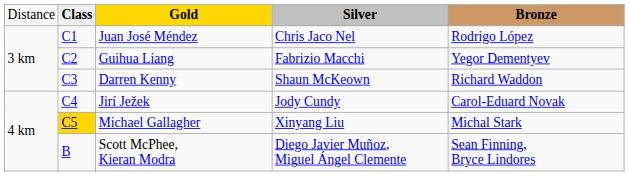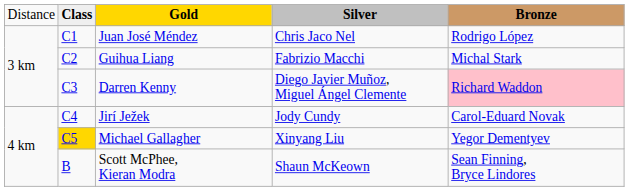(501, 58) Yegor Dementyev -> (487, 58) Michal Stark
(322, 79) Shaun McKeown -> (341, 87) Diego Javier Muñoz, Miguel Ángel Clemente
(497, 79) no background -> (497, 87) pink background
(487, 123) Michal Stark -> (501, 138) Yegor Dementyev
(341, 152) Diego Javier Muñoz, Miguel Ángel Clemente -> (322, 167) Shaun McKeown
